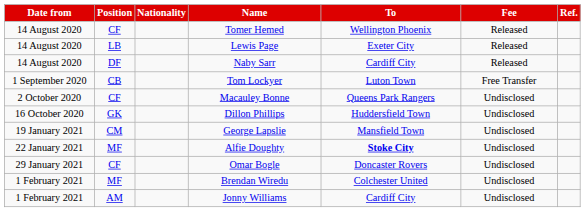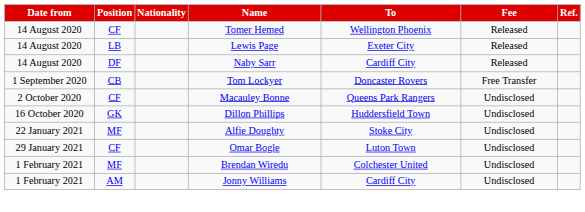(391, 80) Luton Town -> (391, 80) Doncaster Rovers
- row: (255, 131)
(391, 148) bold -> (391, 131) normal
(391, 165) Doncaster Rovers -> (391, 148) Luton Town
